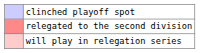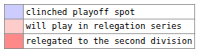rows swapped: (104, 41) <-> (109, 26)
